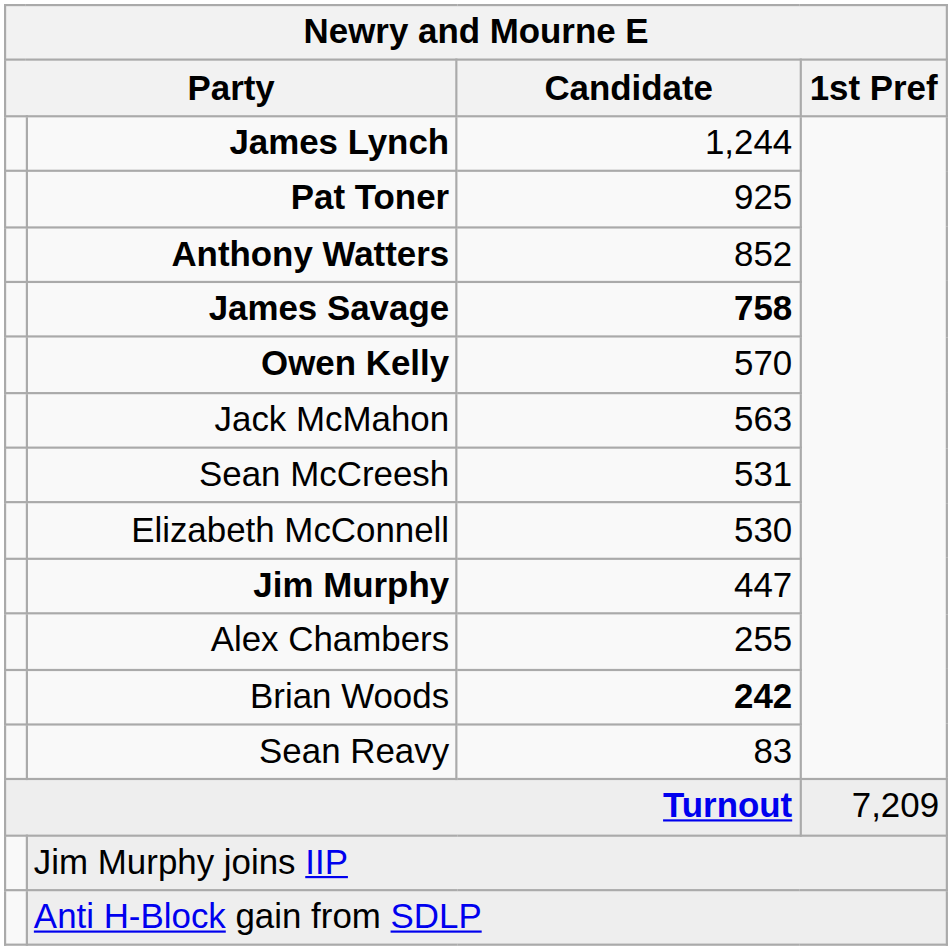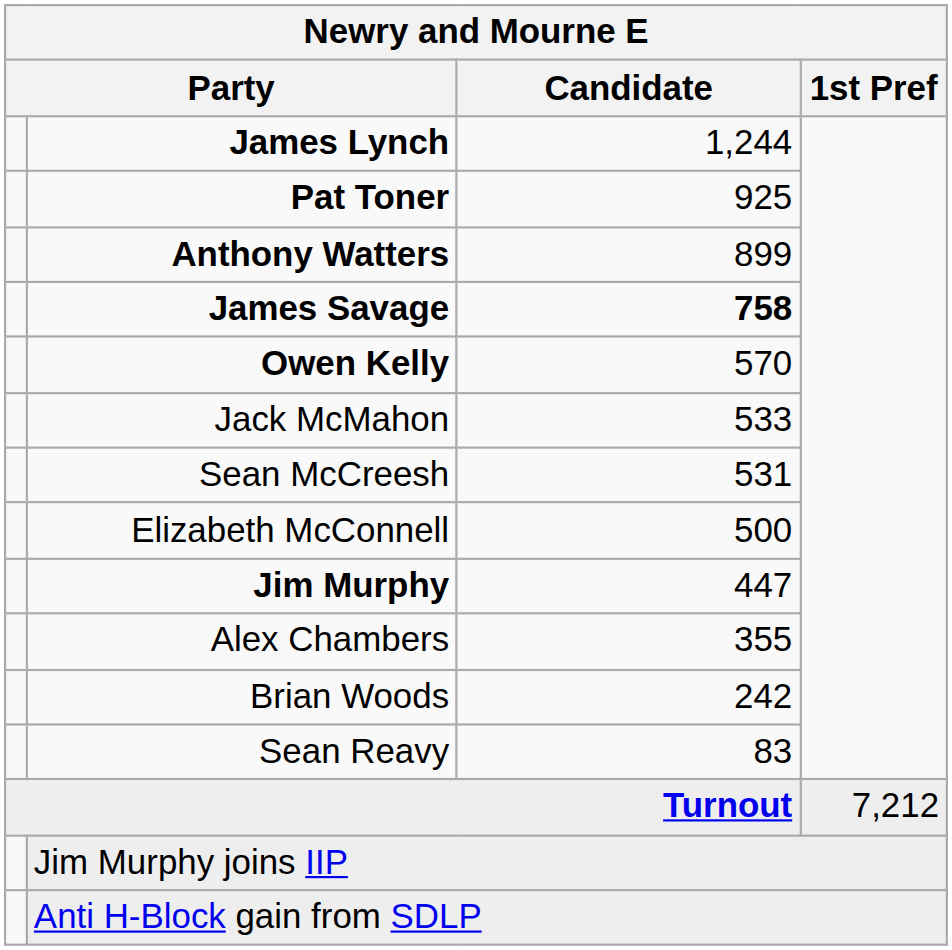(763, 253) 852 -> (763, 253) 899
(763, 419) 563 -> (763, 419) 533
(763, 530) 530 -> (763, 530) 500
(763, 640) 255 -> (763, 640) 355
(763, 695) bold -> (763, 695) normal
(895, 806) 7,209 -> (895, 806) 7,212
